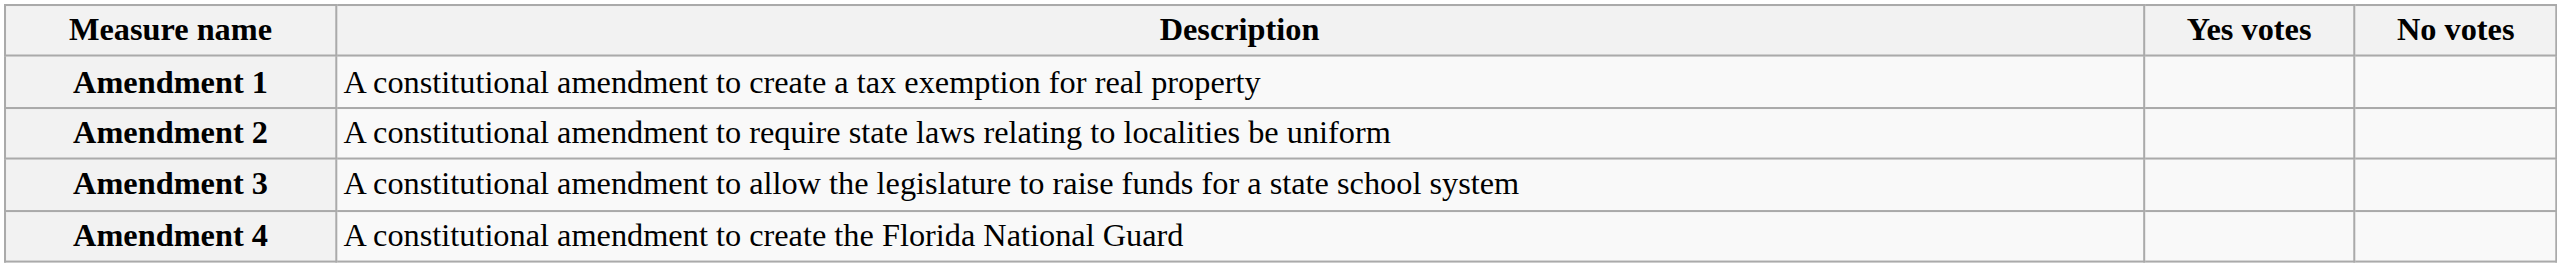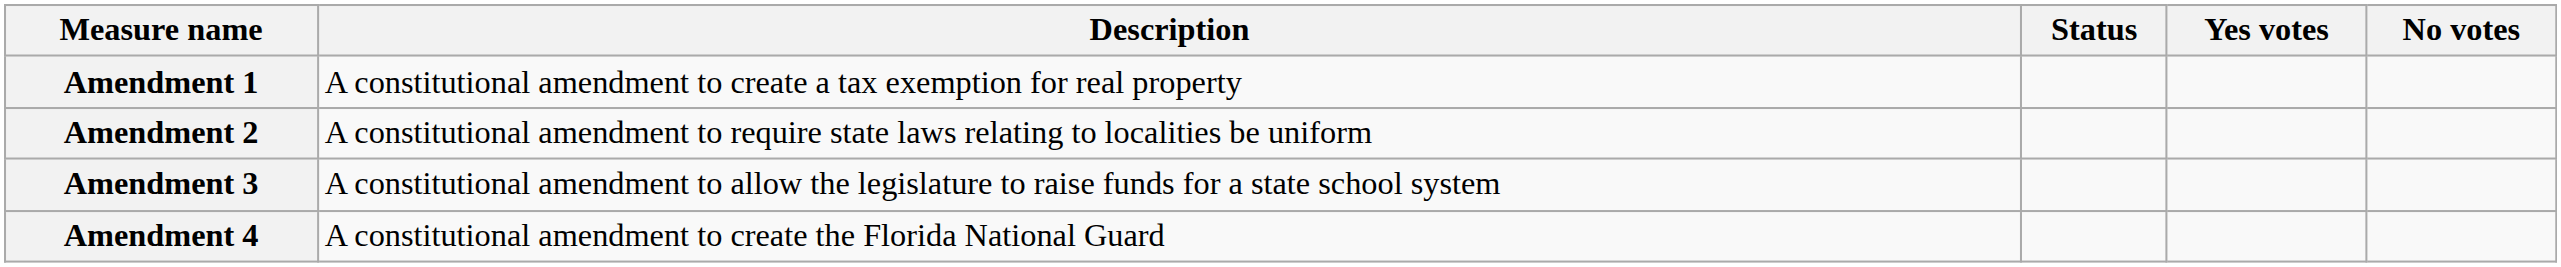+ column: (2094, 30)
